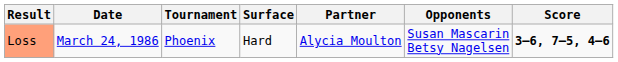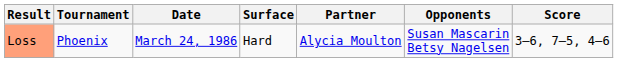columns swapped: (108, 14) <-> (201, 14)
(562, 41) bold -> (562, 41) normal
